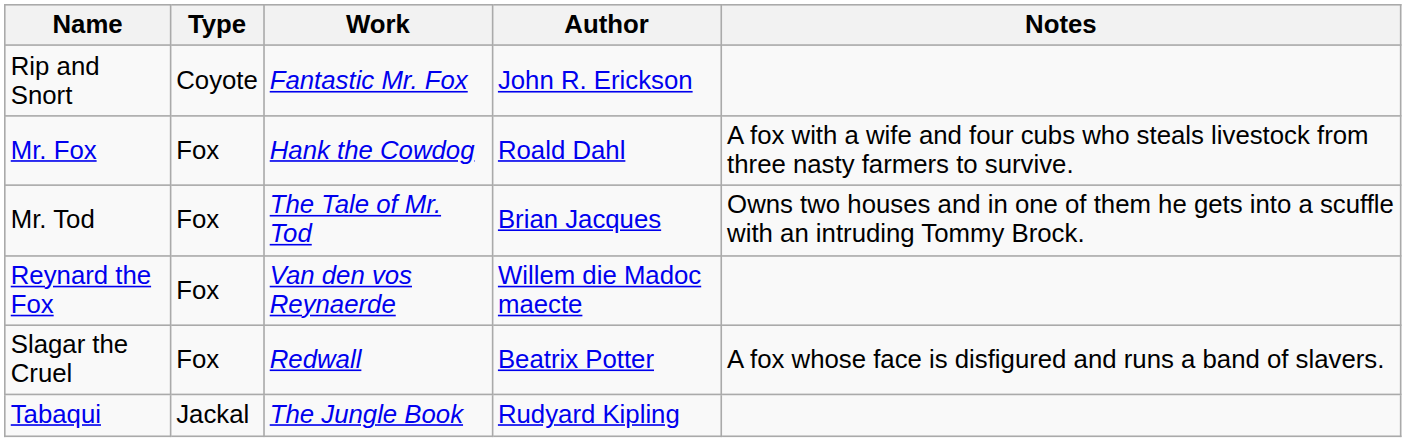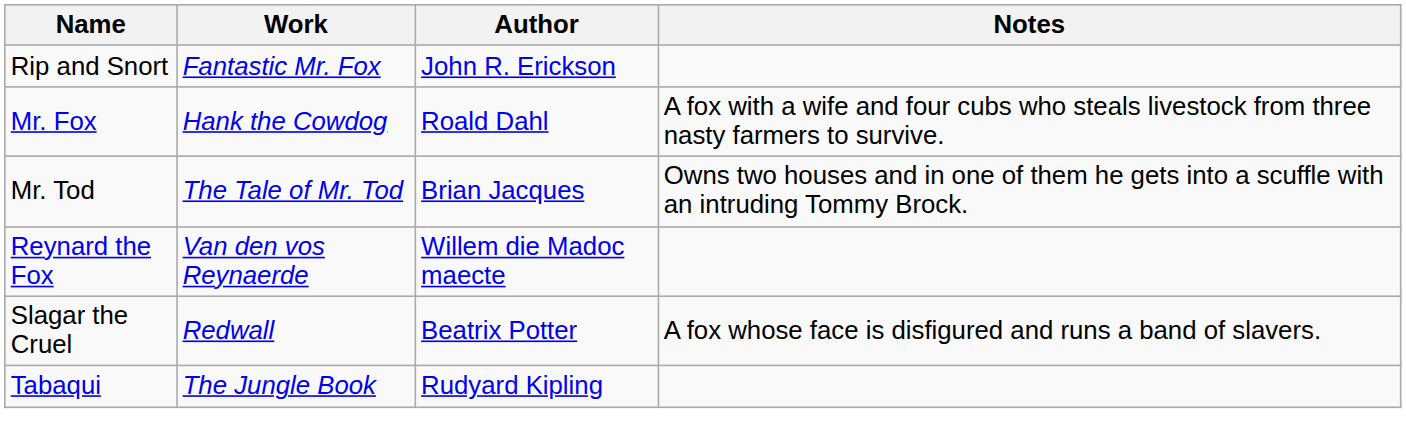- column: (217, 24)
